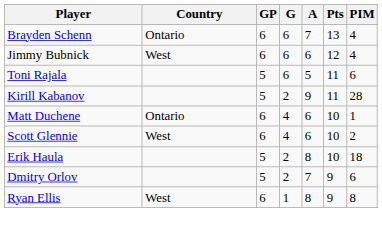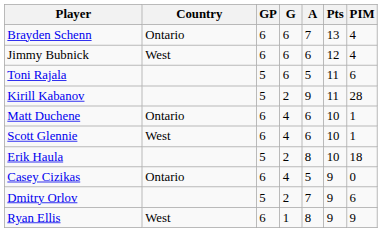(353, 136) 2 -> (353, 136) 1
+ row: (44, 177)
(353, 197) 8 -> (353, 217) 9
